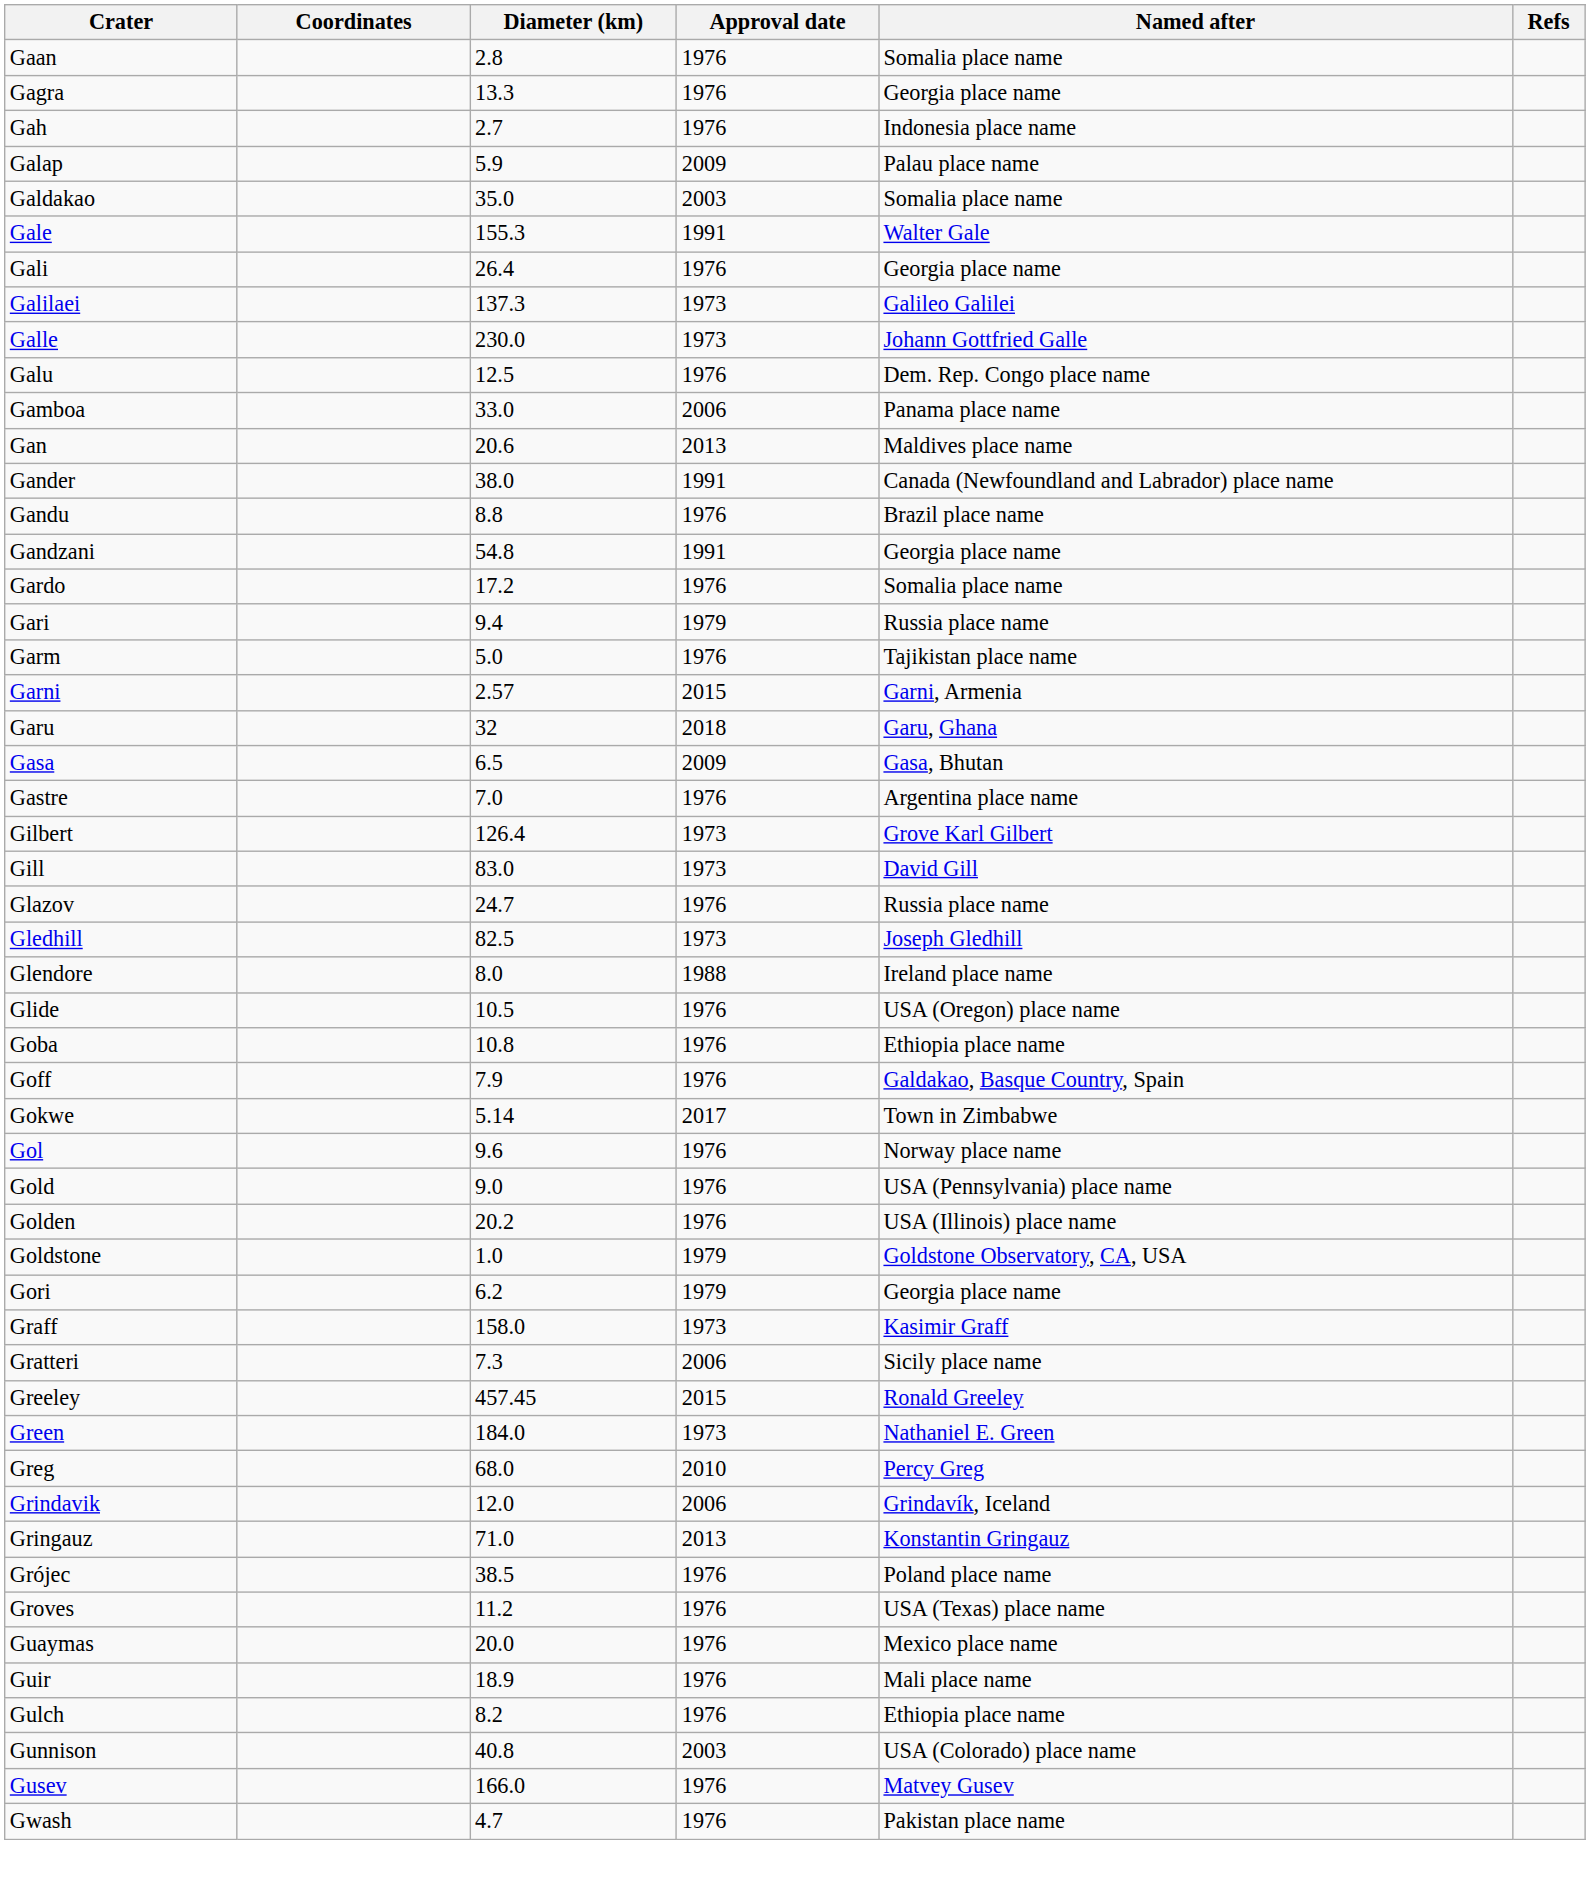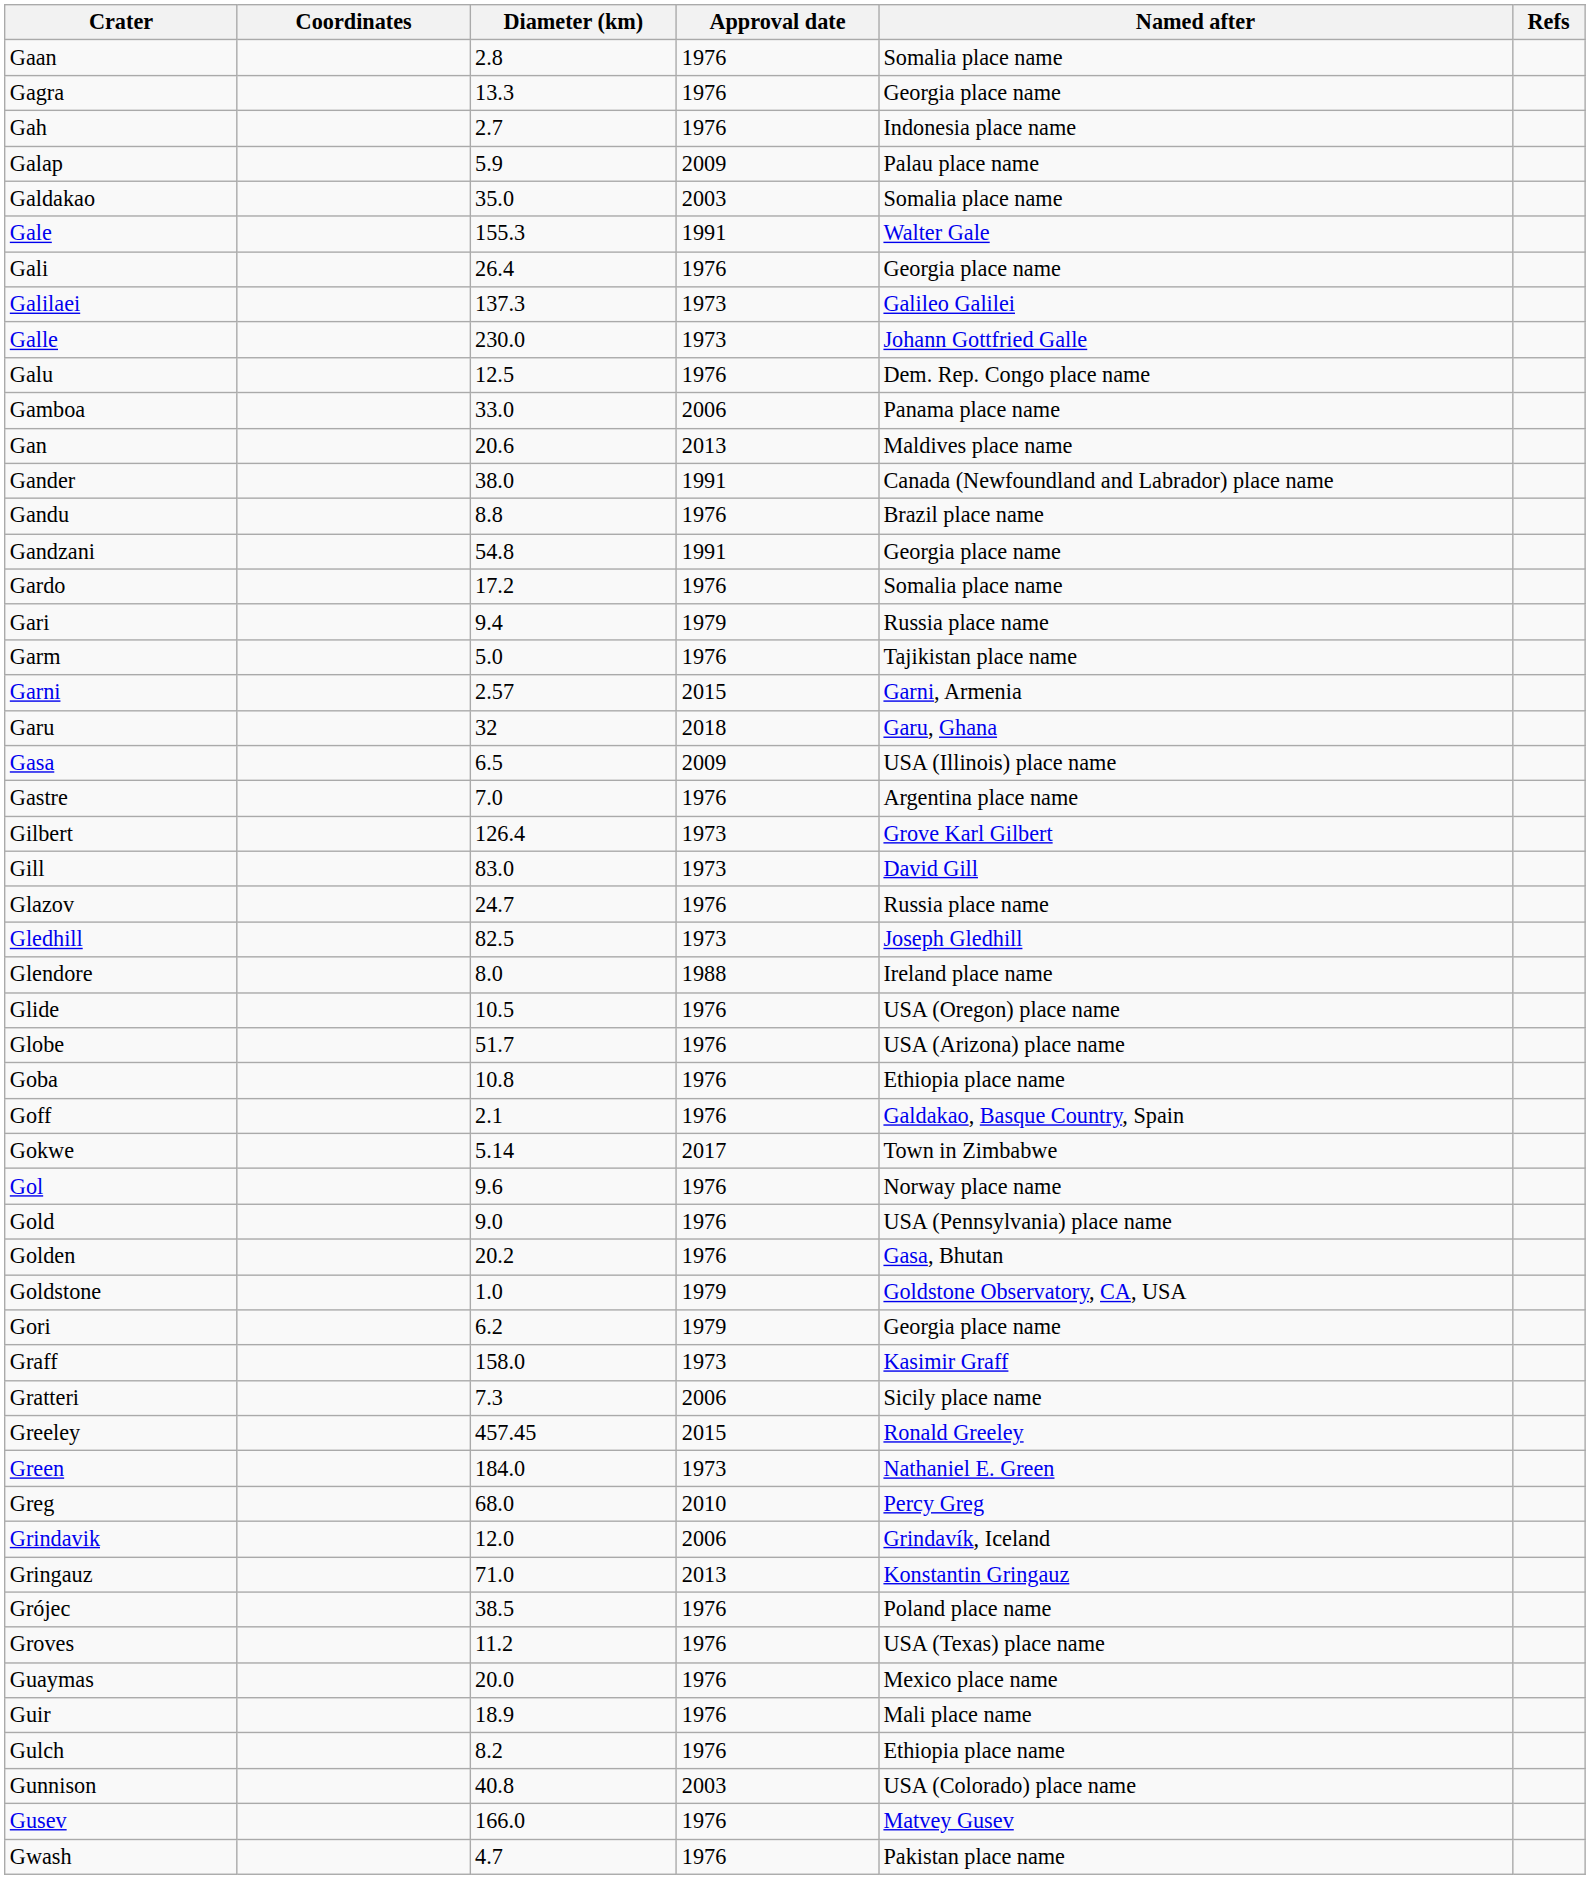(943, 762) Gasa, Bhutan -> (1000, 762) USA (Illinois) place name
+ row: (37, 1045)
(489, 1080) 7.9 -> (489, 1115) 2.1
(1000, 1221) USA (Illinois) place name -> (943, 1256) Gasa, Bhutan
